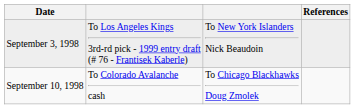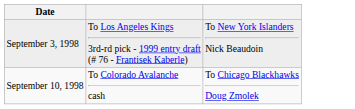- column: (326, 12)
